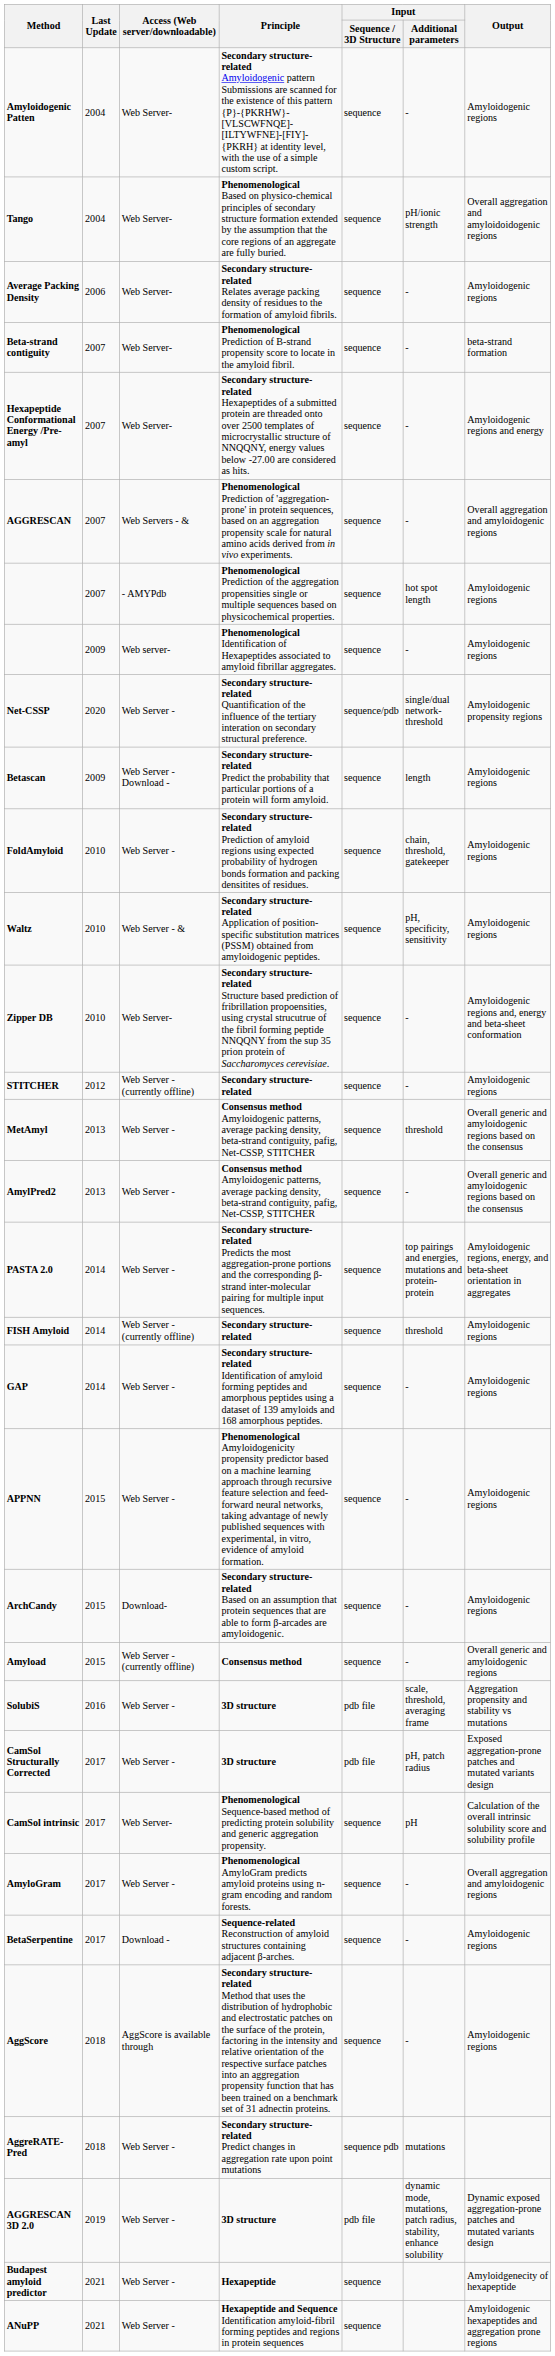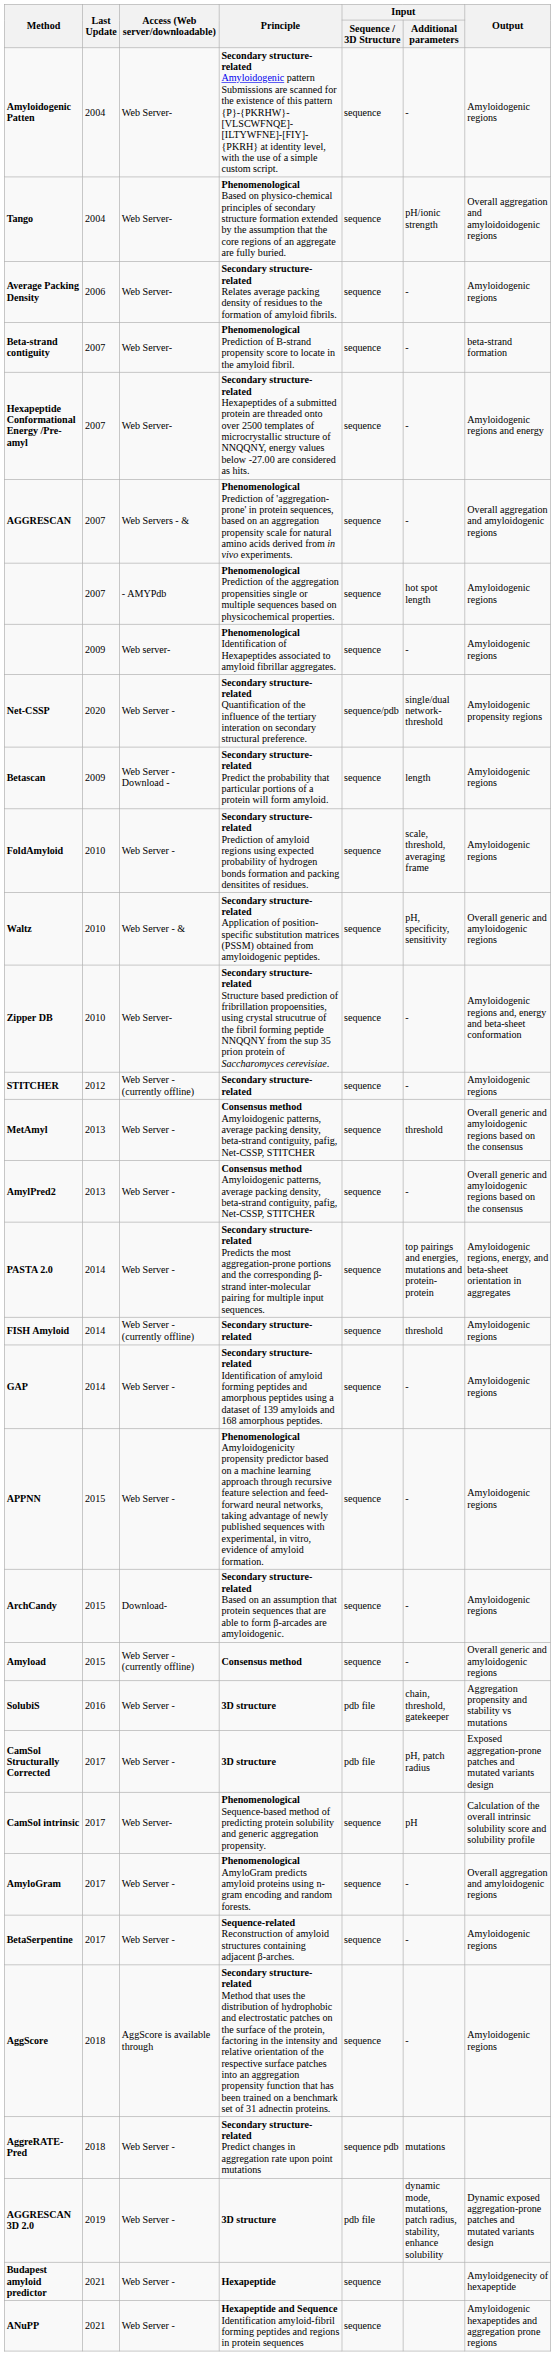(427, 850) chain, threshold, gatekeeper -> (425, 850) scale, threshold, averaging frame
(499, 929) Amyloidogenic regions -> (507, 929) Overall generic and amyloidogenic regions
(425, 1705) scale, threshold, averaging frame -> (427, 1705) chain, threshold, gatekeeper
(146, 1939) Download - -> (148, 1939) Web Server -
